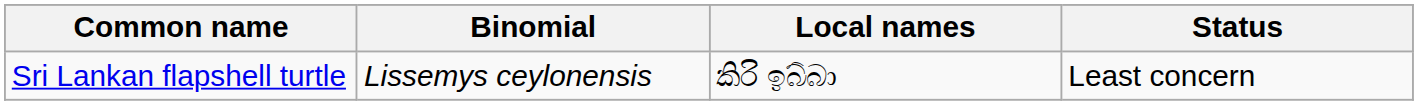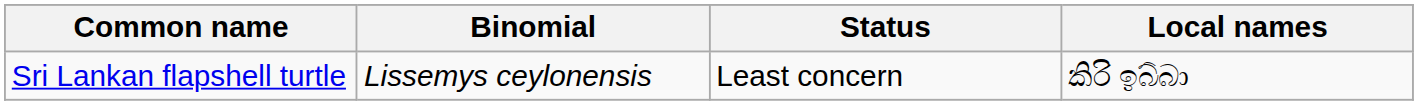columns swapped: (885, 28) <-> (1238, 28)
